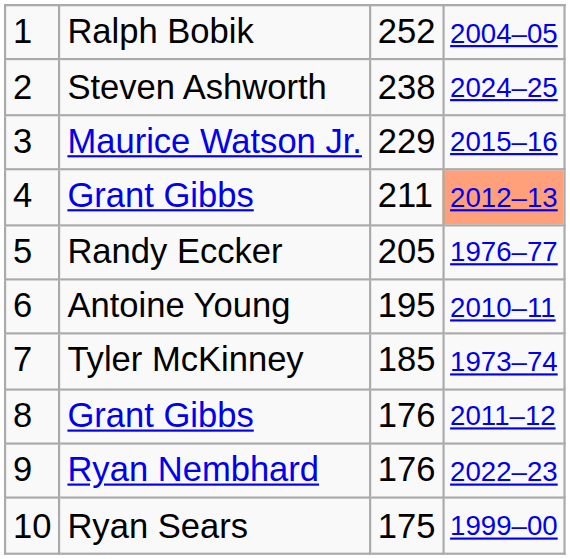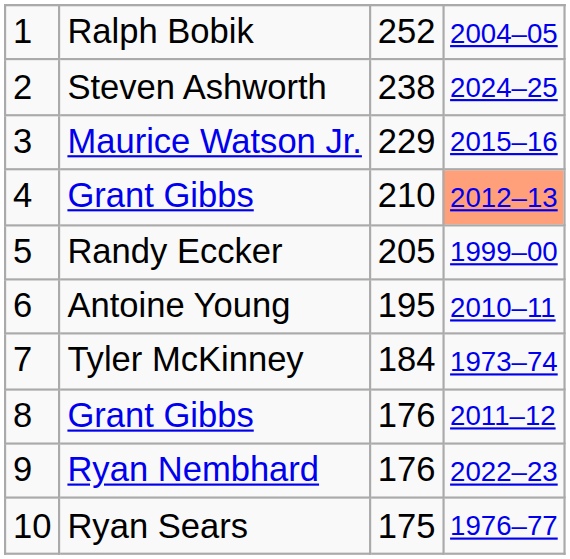(405, 196) 211 -> (407, 196) 210
(504, 252) 1976–77 -> (504, 252) 1999–00
(407, 360) 185 -> (407, 360) 184
(504, 526) 1999–00 -> (504, 526) 1976–77
